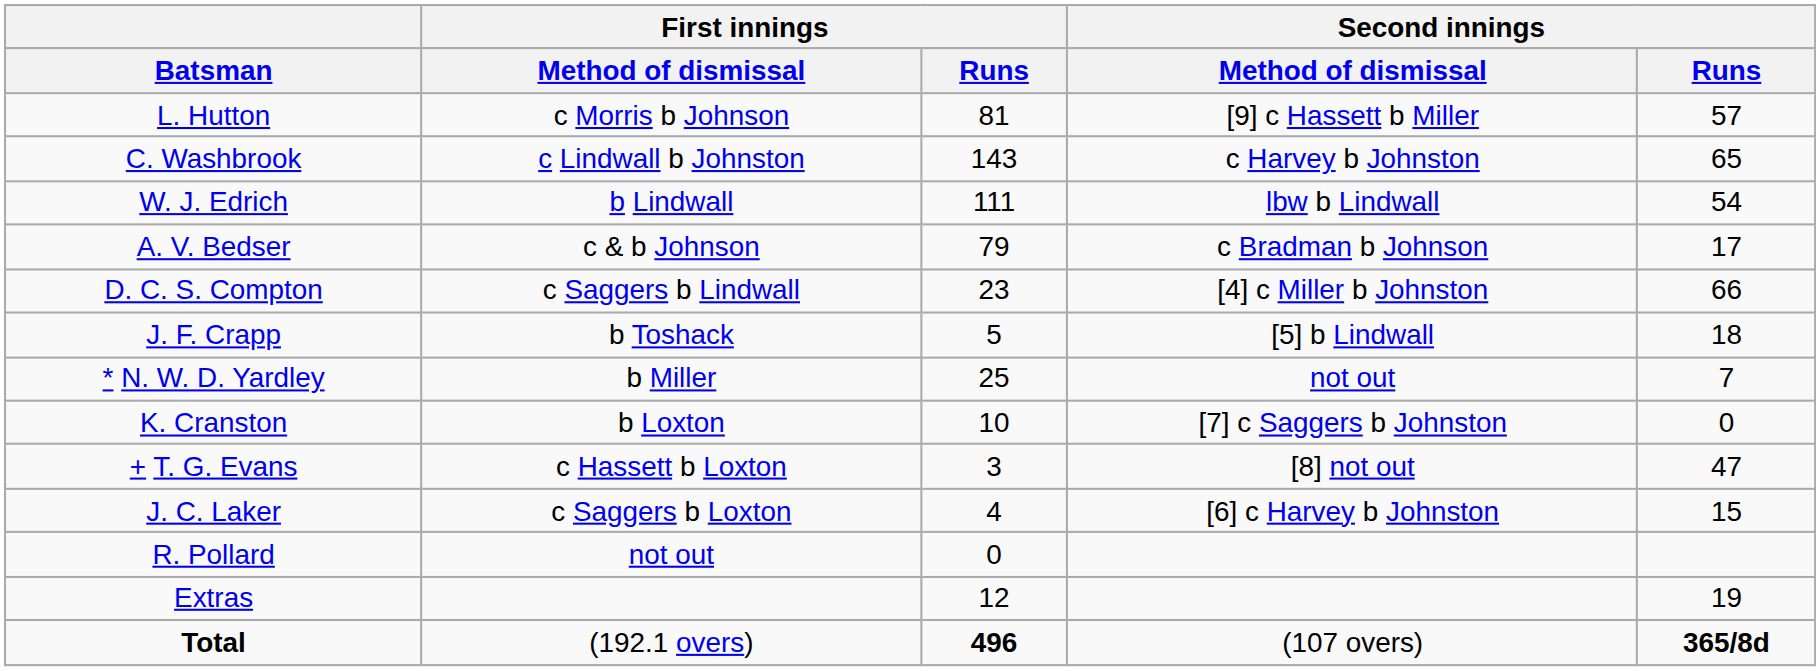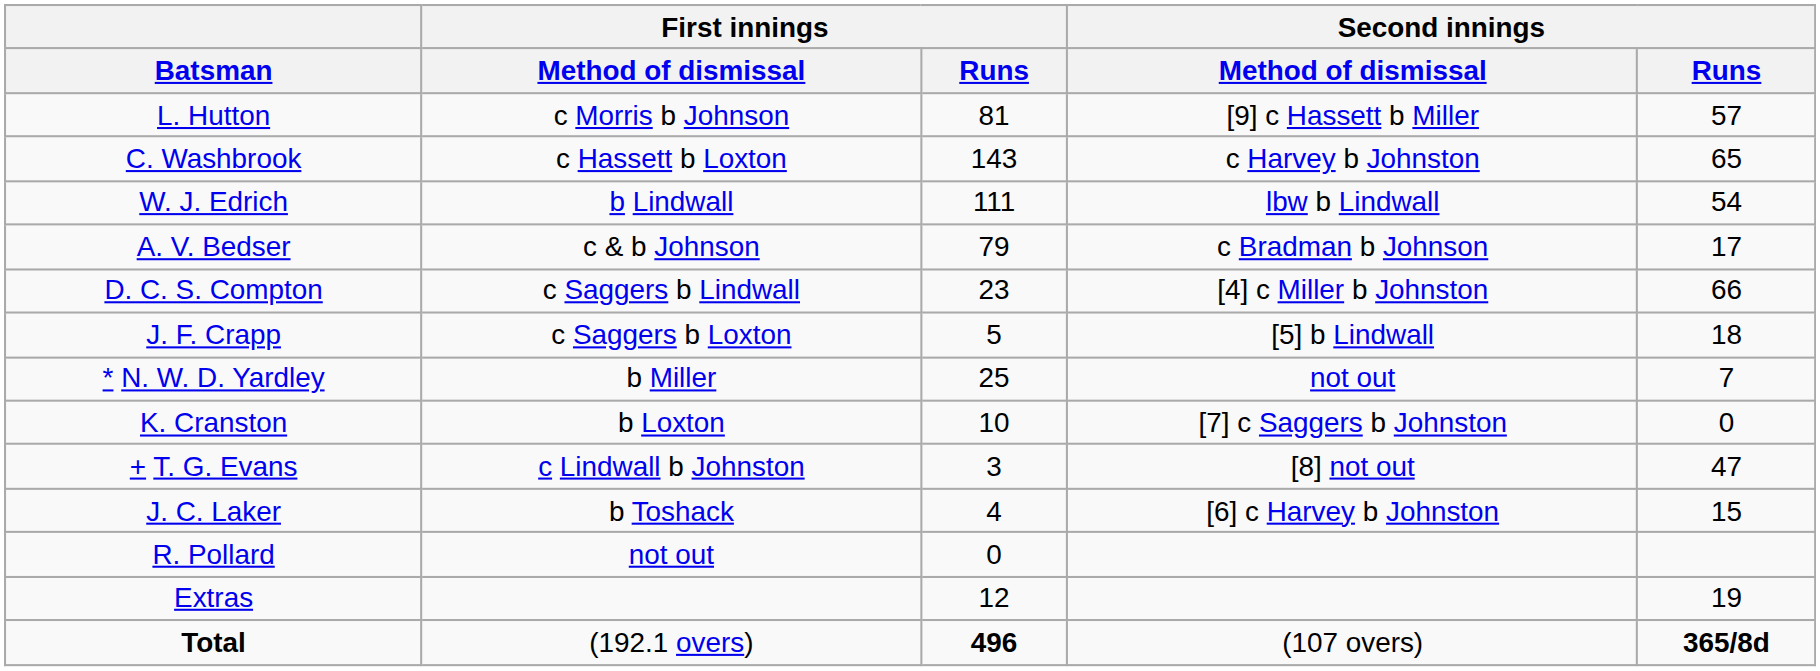(671, 158) c Lindwall b Johnston -> (671, 158) c Hassett b Loxton
(671, 334) b Toshack -> (671, 334) c Saggers b Loxton
(671, 466) c Hassett b Loxton -> (671, 466) c Lindwall b Johnston
(671, 510) c Saggers b Loxton -> (671, 510) b Toshack
